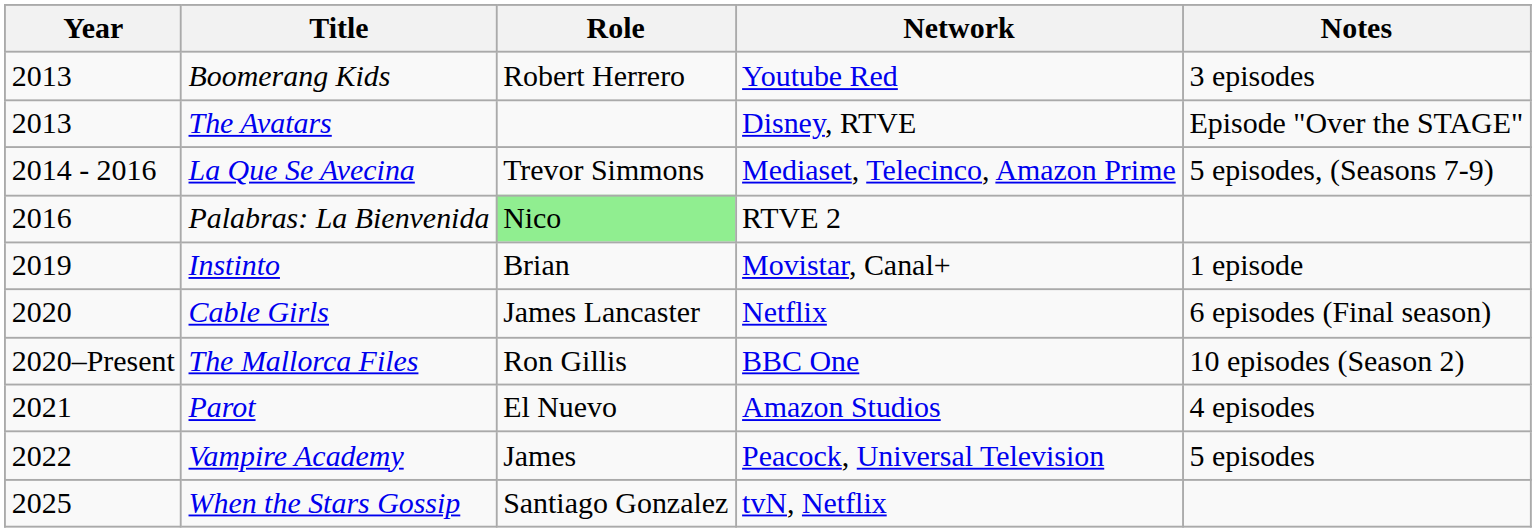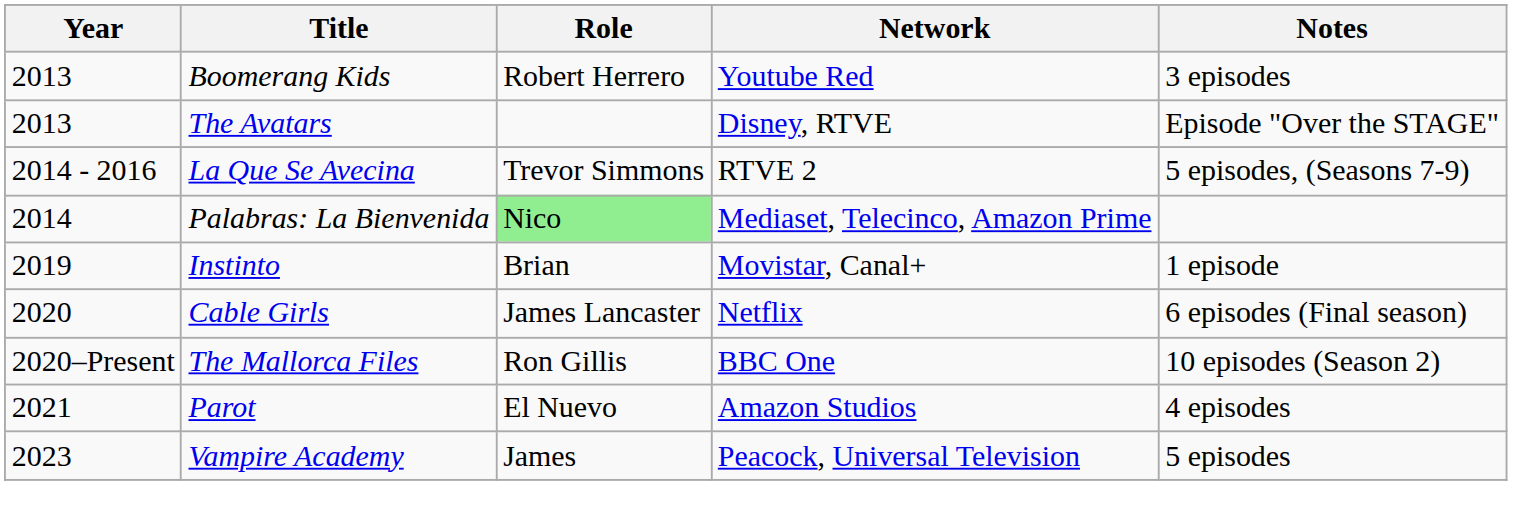(959, 170) Mediaset, Telecinco, Amazon Prime -> (767, 170) RTVE 2
(42, 218) 2016 -> (42, 218) 2014
(791, 218) RTVE 2 -> (935, 218) Mediaset, Telecinco, Amazon Prime
(42, 455) 2022 -> (42, 455) 2023
- row: (324, 502)
